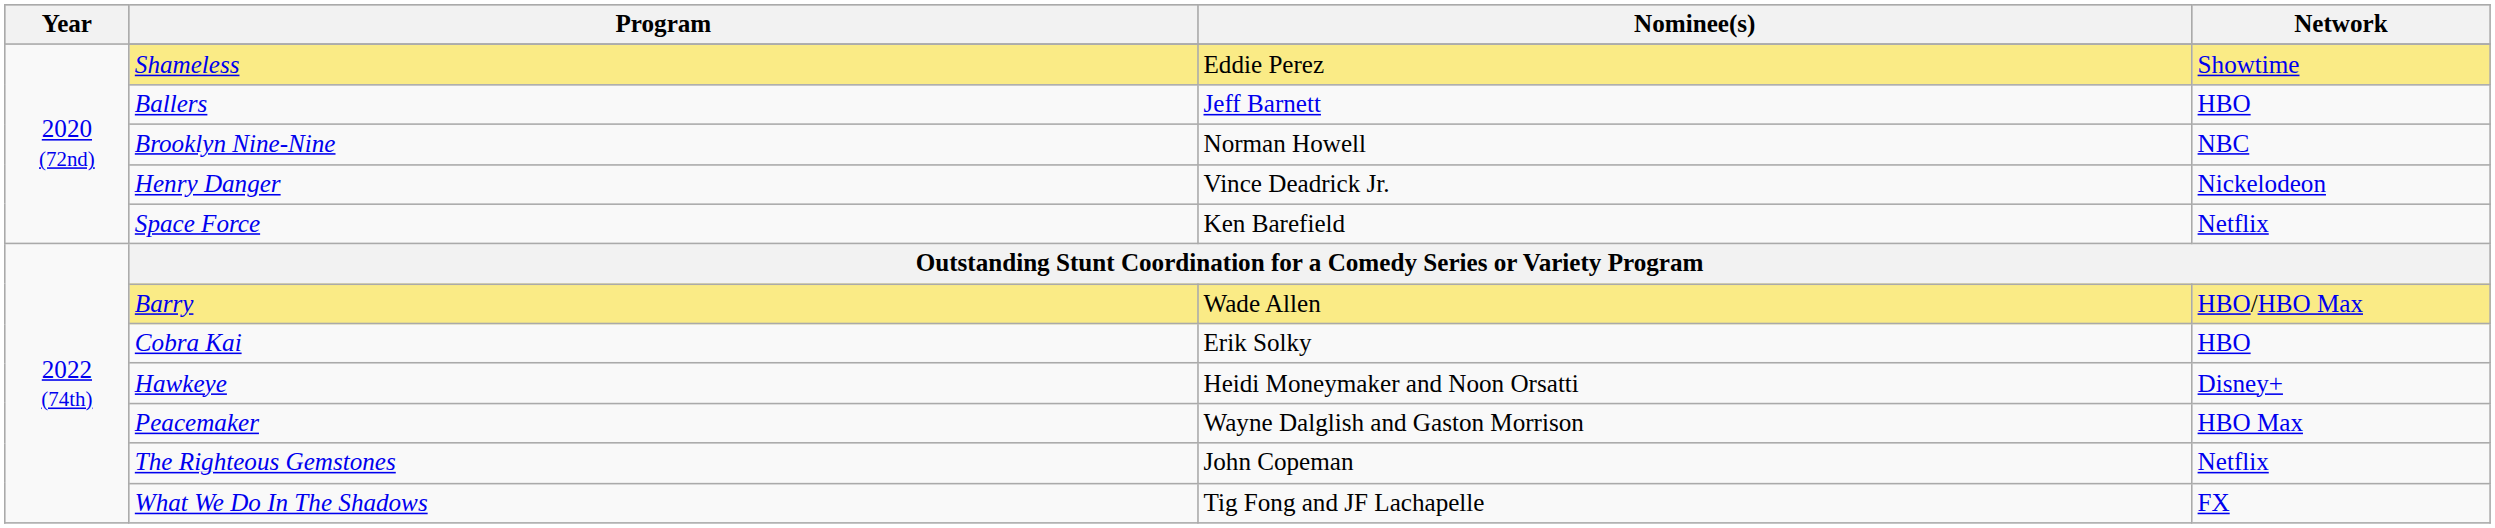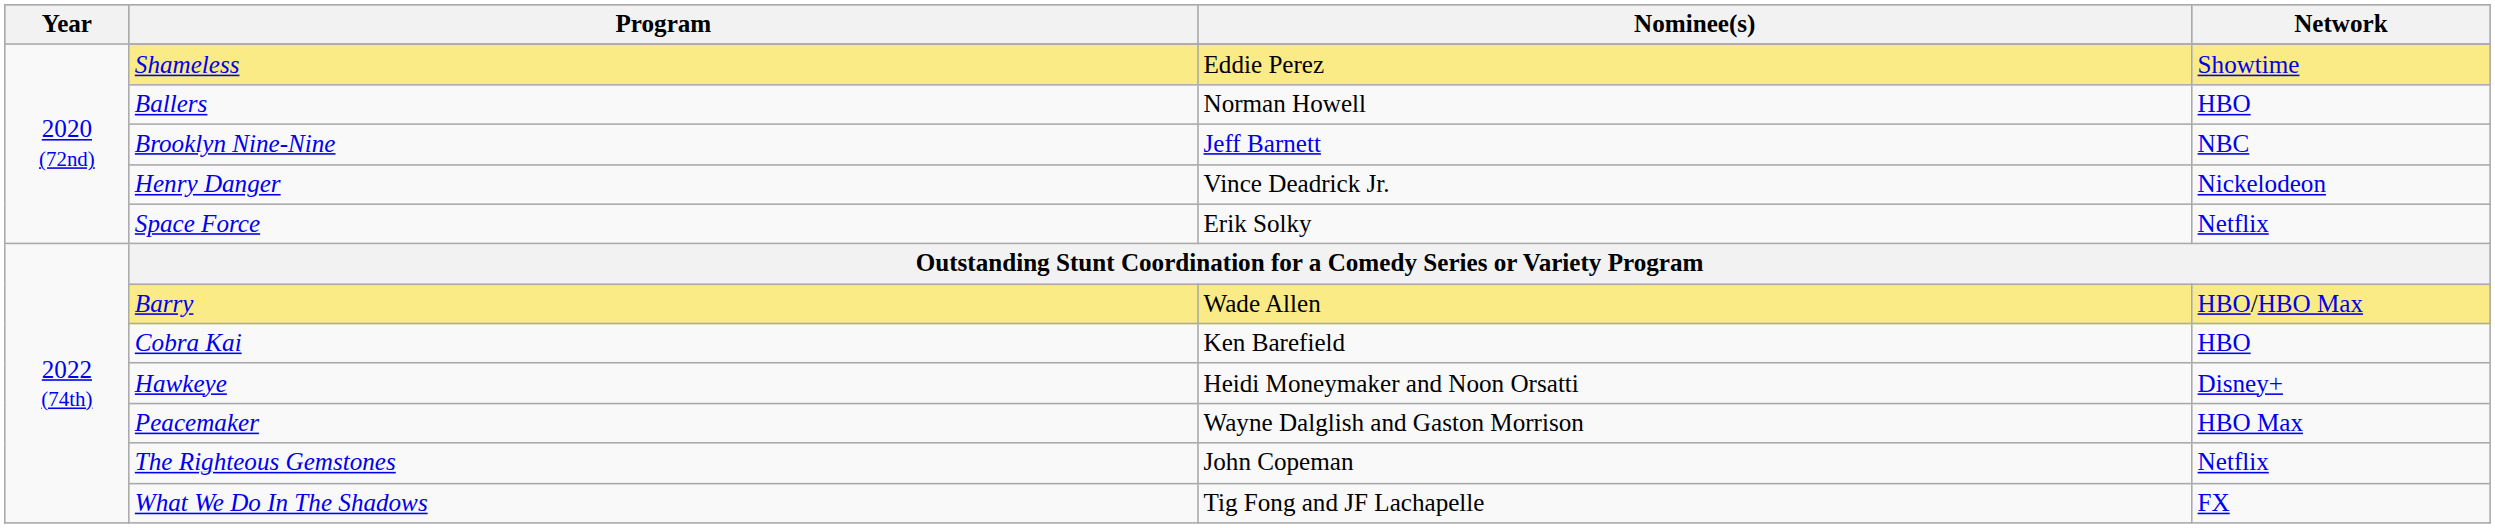(1262, 104) Jeff Barnett -> (1285, 104) Norman Howell
(1285, 143) Norman Howell -> (1262, 143) Jeff Barnett
(1274, 223) Ken Barefield -> (1258, 223) Erik Solky
(1258, 343) Erik Solky -> (1274, 343) Ken Barefield
